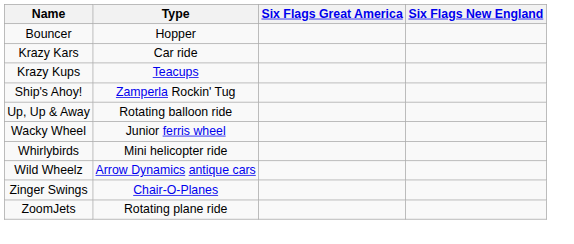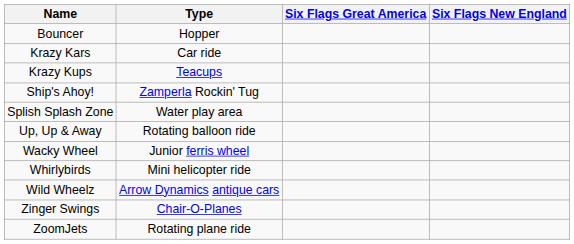+ row: (60, 111)
